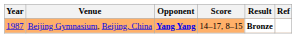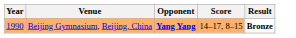- column: (283, 12)
(15, 26) 1987 -> (15, 26) 1990
